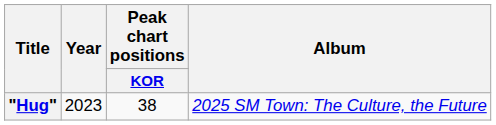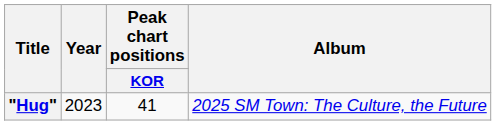(147, 106) 38 -> (147, 106) 41
